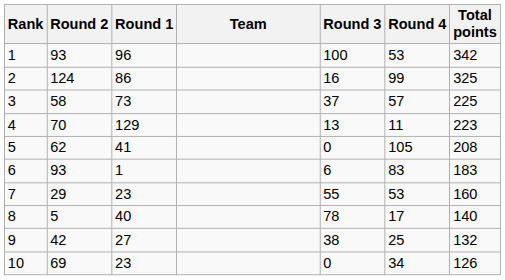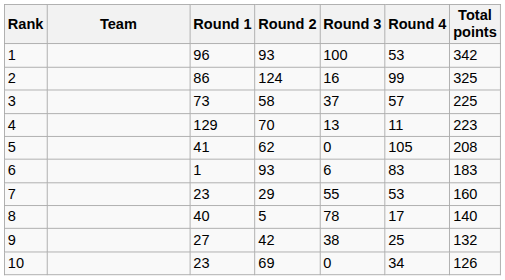columns swapped: (248, 24) <-> (79, 24)
